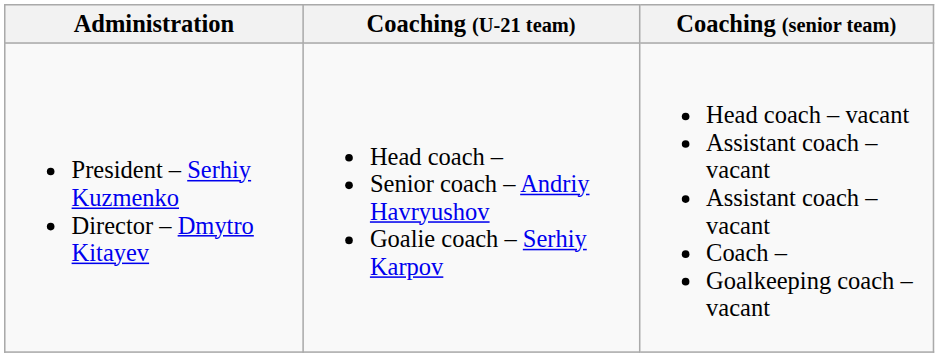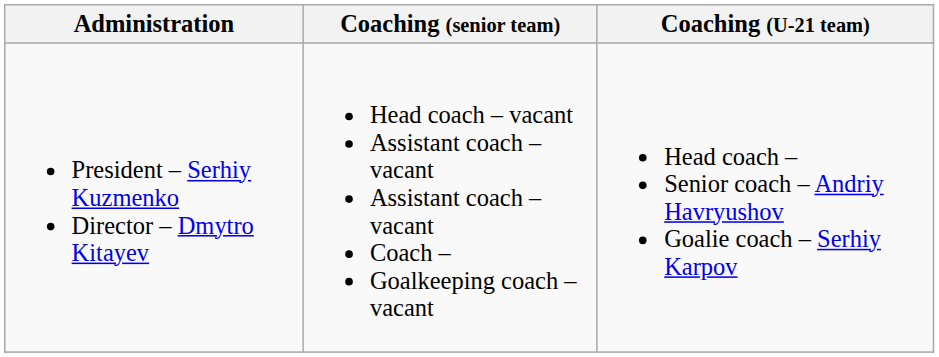columns swapped: (786, 23) <-> (471, 23)
